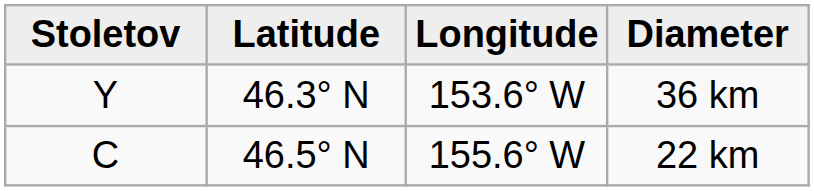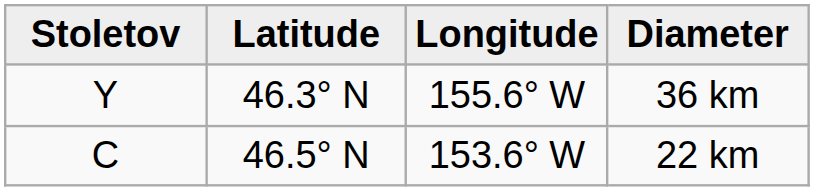(507, 94) 153.6° W -> (507, 94) 155.6° W
(507, 154) 155.6° W -> (507, 154) 153.6° W
